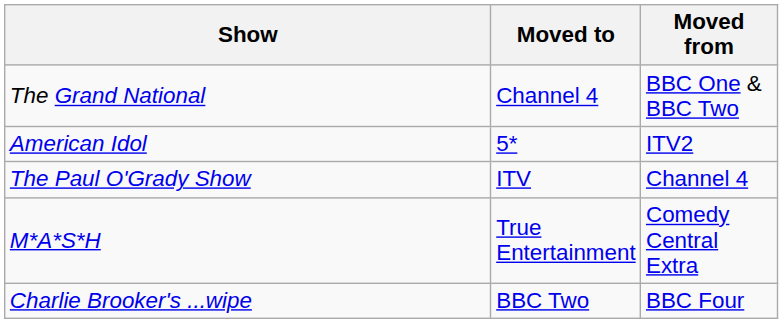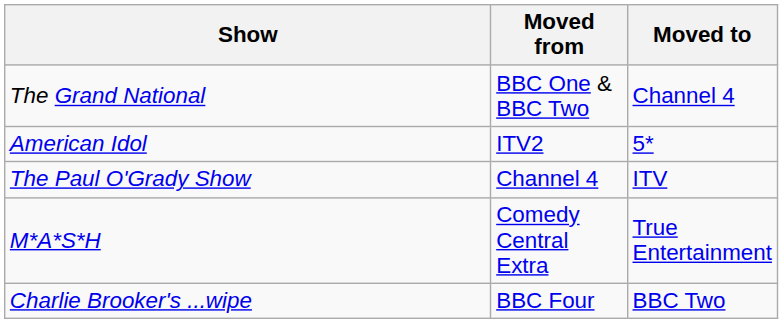columns swapped: (709, 34) <-> (566, 34)
